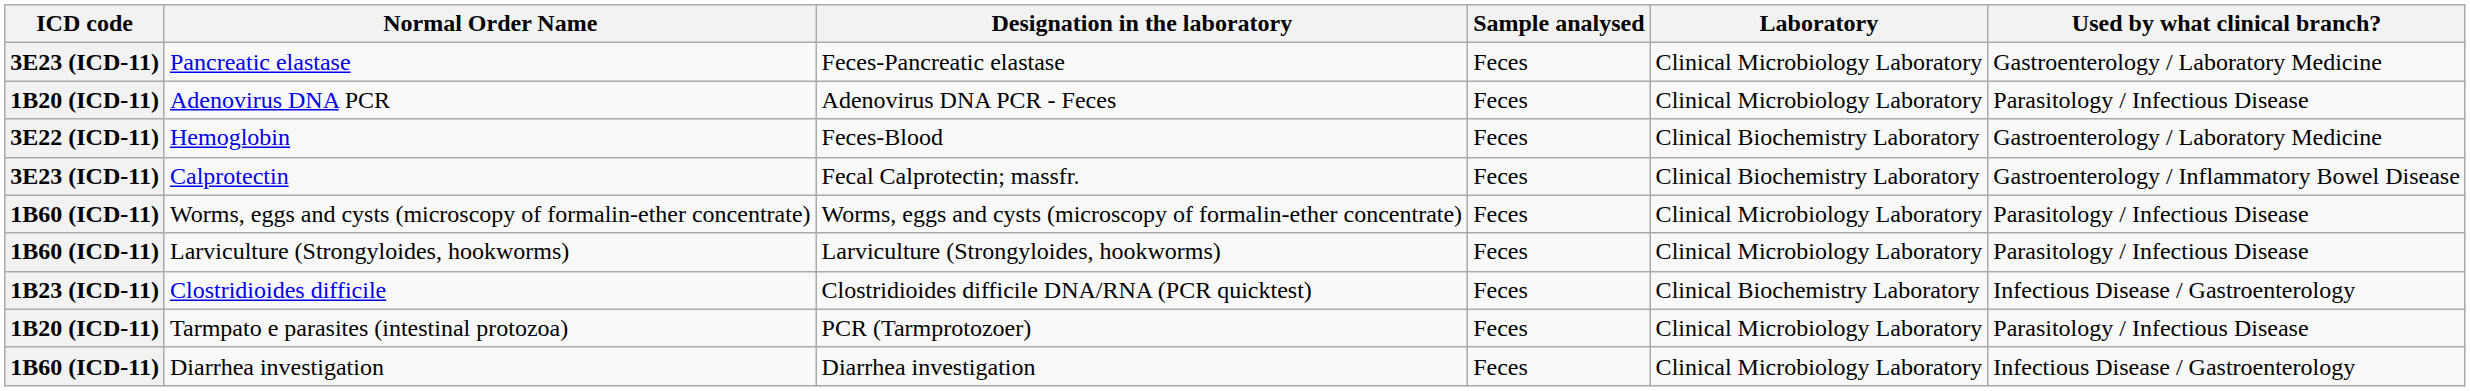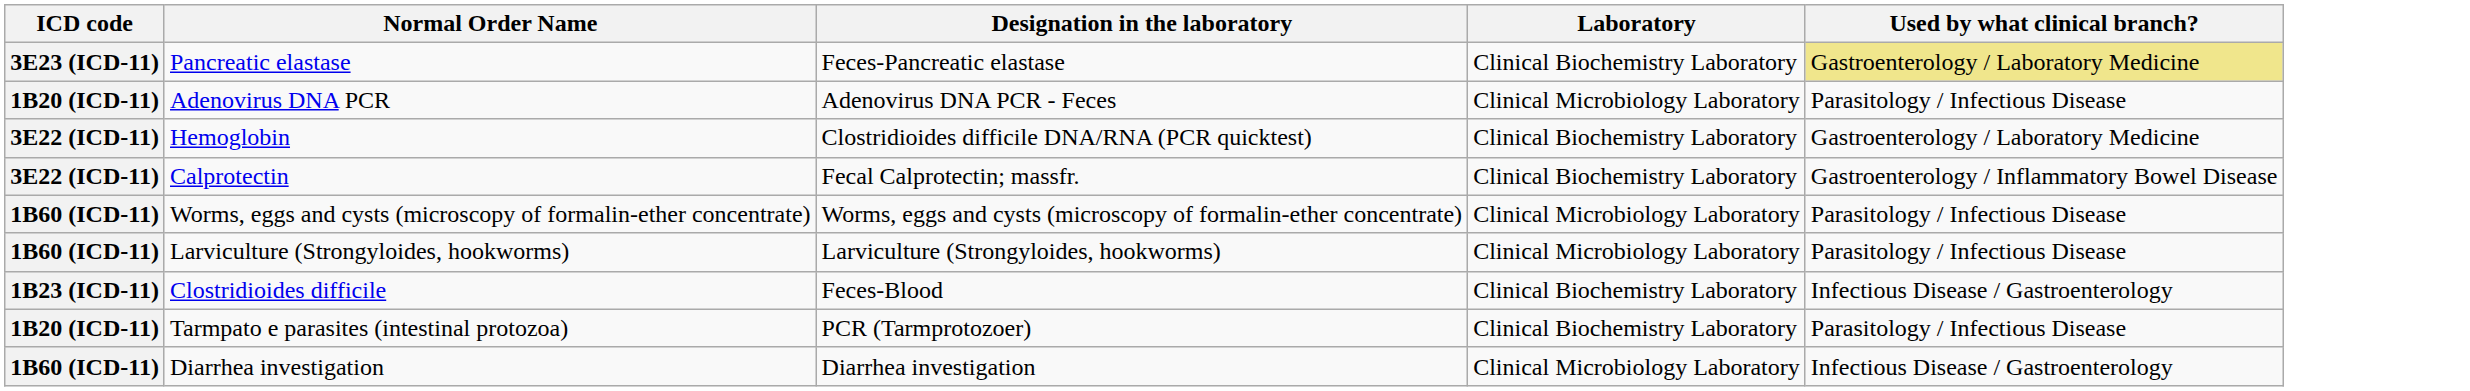- column: (1559, 23)
(1819, 61) Clinical Microbiology Laboratory -> (1635, 61) Clinical Biochemistry Laboratory
(2188, 61) no background -> (2005, 61) khaki background
(882, 137) Feces-Blood -> (1067, 137) Clostridioides difficile DNA/RNA (PCR quicktest)
(85, 175) 3E23 (ICD-11) -> (85, 175) 3E22 (ICD-11)
(1067, 289) Clostridioides difficile DNA/RNA (PCR quicktest) -> (882, 289) Feces-Blood
(1819, 328) Clinical Microbiology Laboratory -> (1635, 328) Clinical Biochemistry Laboratory
